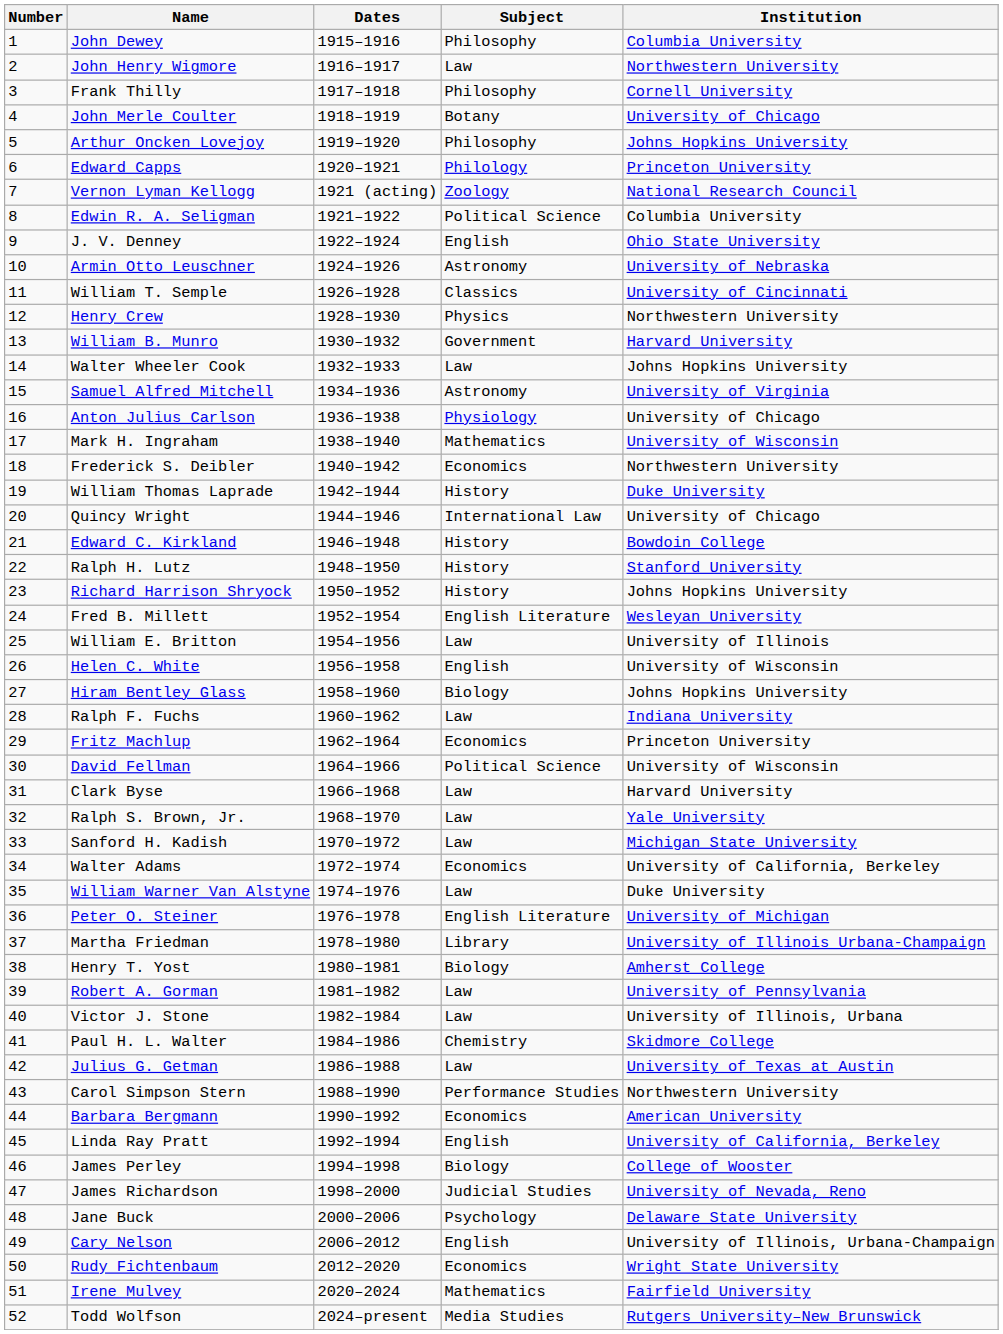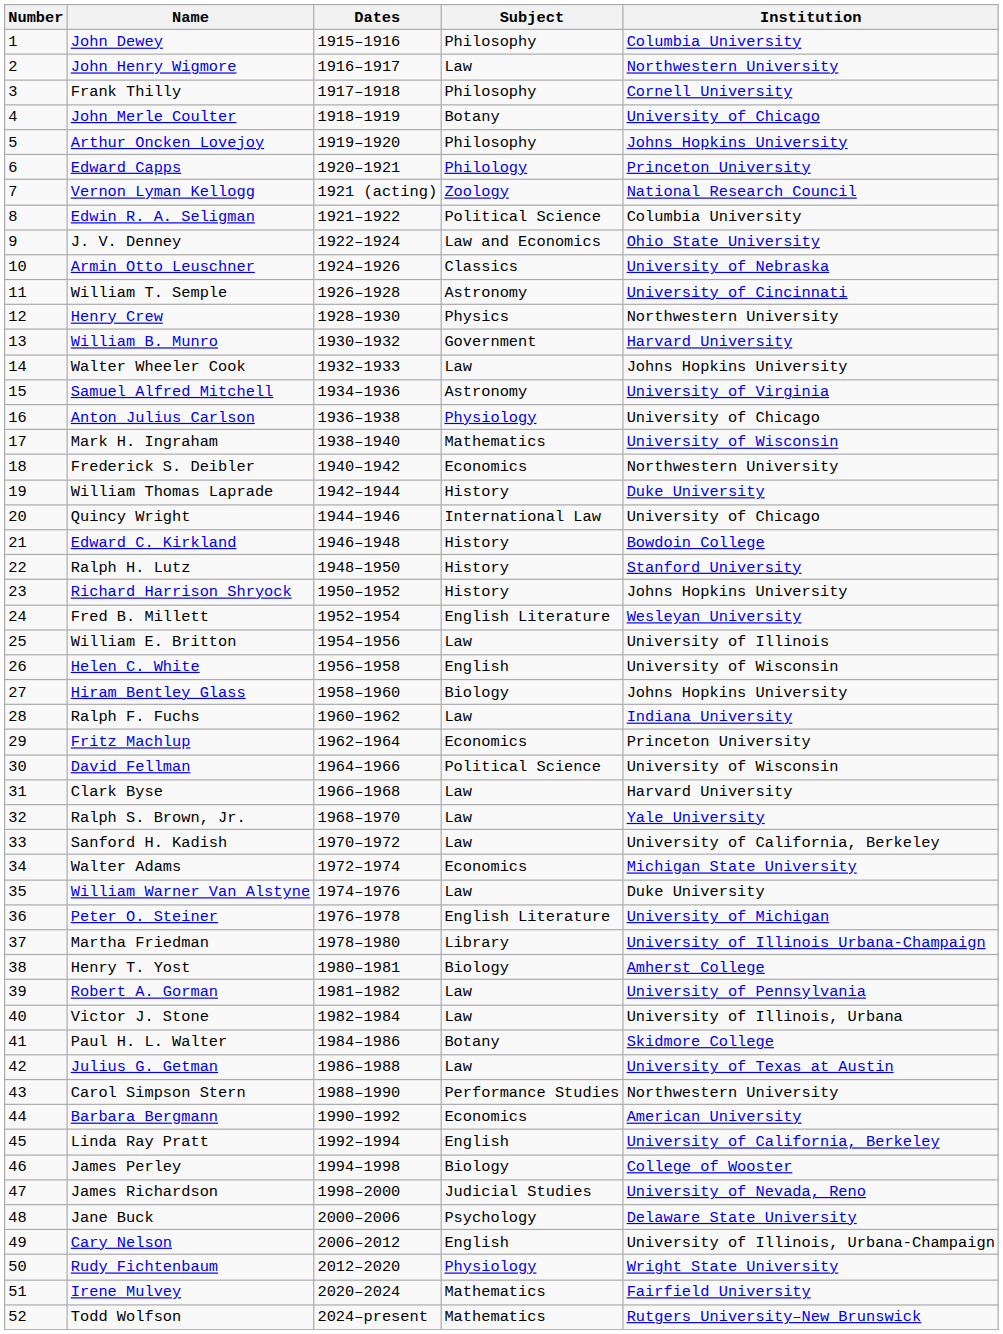(477, 242) English -> (523, 242) Law and Economics
(486, 267) Astronomy -> (481, 267) Classics
(481, 292) Classics -> (486, 292) Astronomy
(742, 842) Michigan State University -> (783, 842) University of California, Berkeley
(783, 867) University of California, Berkeley -> (742, 867) Michigan State University
(486, 1042) Chemistry -> (472, 1042) Botany
(486, 1267) Economics -> (490, 1267) Physiology
(504, 1317) Media Studies -> (495, 1317) Mathematics
